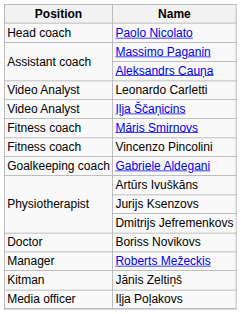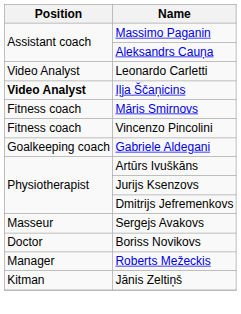- row: (154, 33)
(43, 109) normal -> (46, 90) bold
+ row: (160, 223)
- row: (149, 299)
